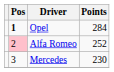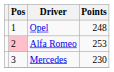(13, 28) bold -> (13, 28) normal
(100, 28) 284 -> (100, 28) 248
(100, 44) 252 -> (100, 44) 253
